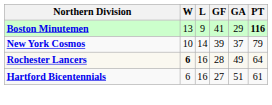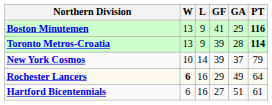+ row: (58, 44)
(219, 60) 28 -> (219, 76) 29
